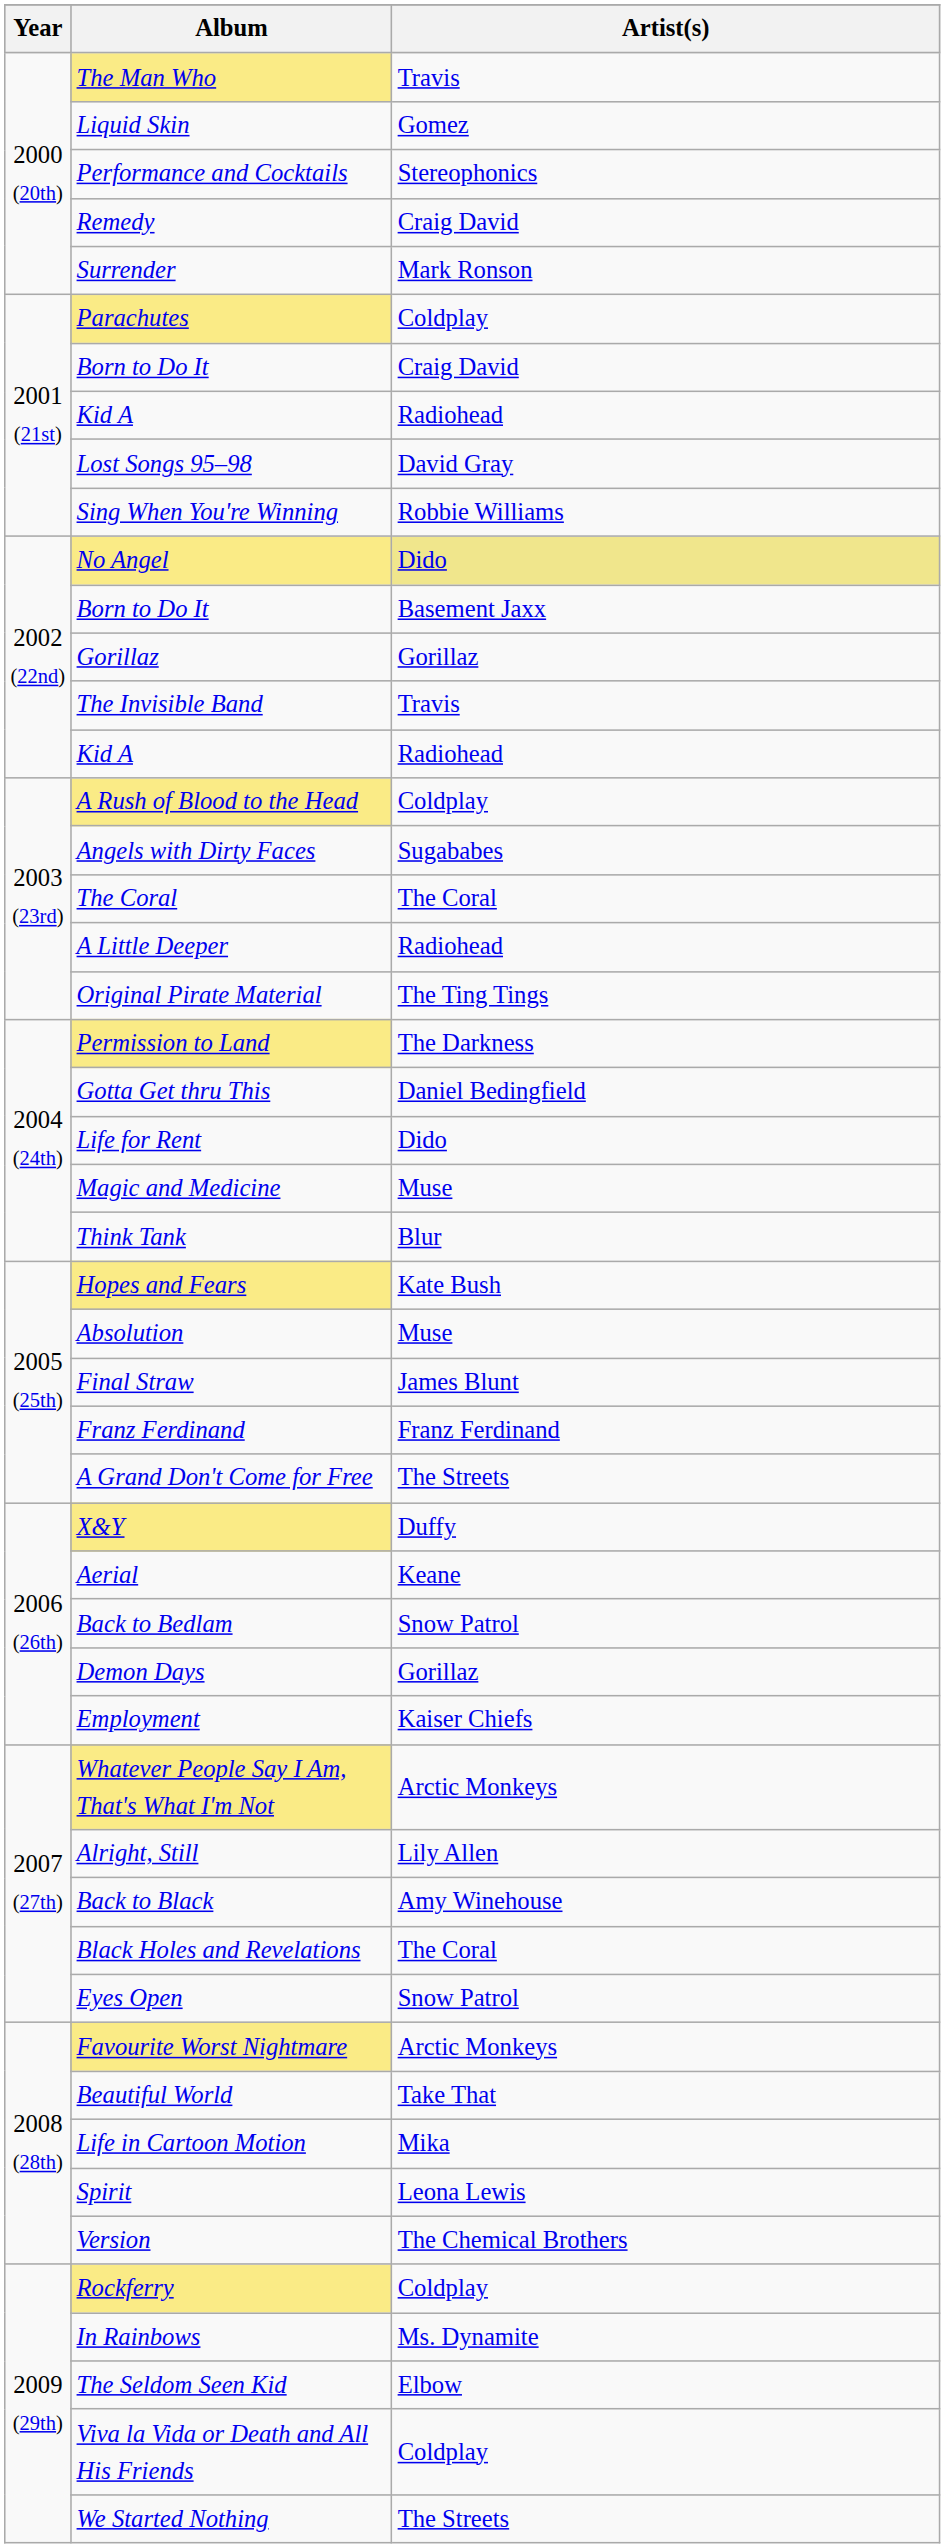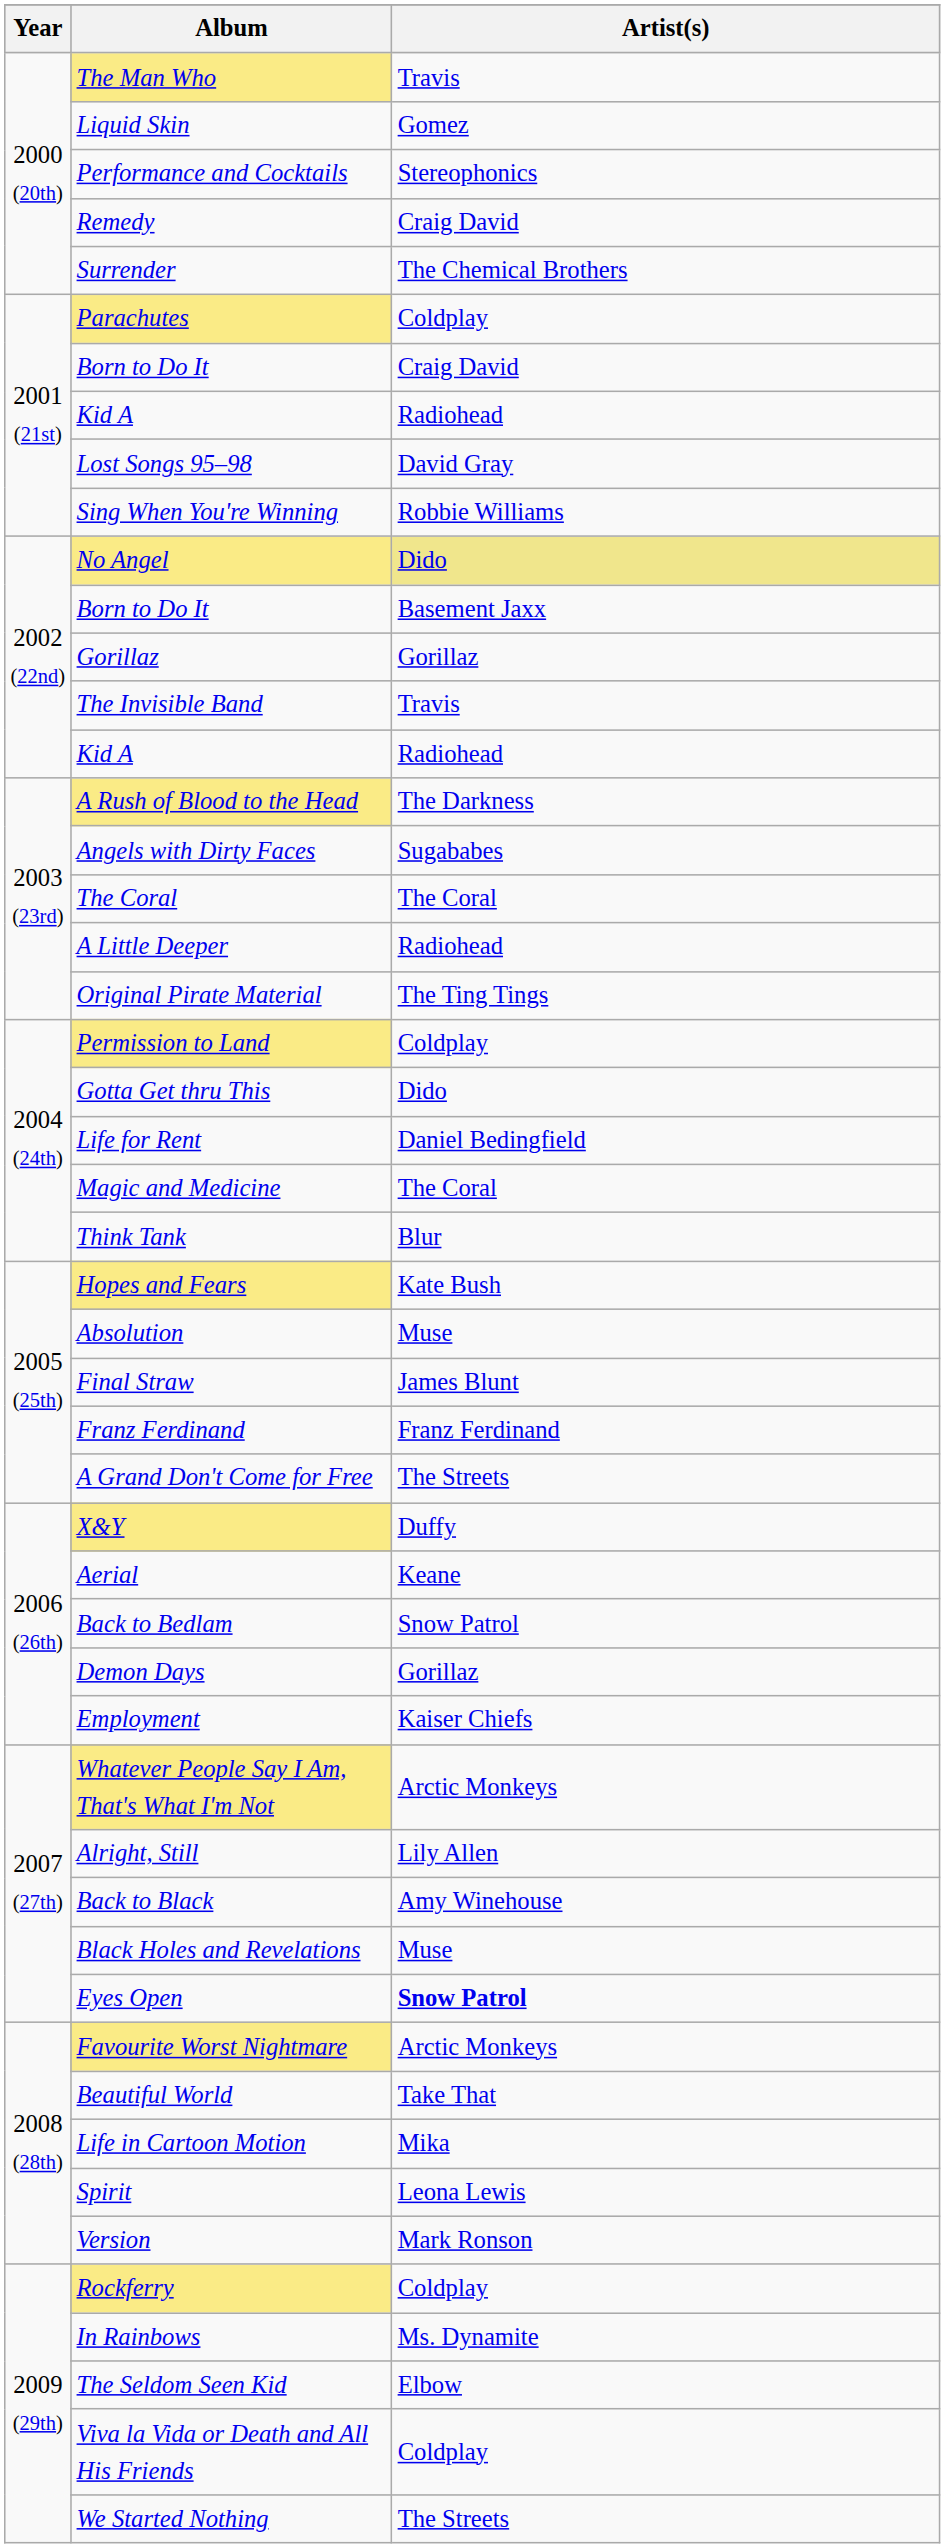(465, 270) Mark Ronson -> (513, 270) The Chemical Brothers
(443, 801) Coldplay -> (466, 801) The Darkness
(466, 1043) The Darkness -> (443, 1043) Coldplay
(492, 1091) Daniel Bedingfield -> (422, 1091) Dido
(422, 1139) Dido -> (492, 1139) Daniel Bedingfield
(425, 1188) Muse -> (447, 1188) The Coral
(447, 1950) The Coral -> (425, 1950) Muse
(458, 1998) normal -> (462, 1998) bold
(513, 2239) The Chemical Brothers -> (465, 2239) Mark Ronson
